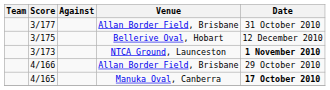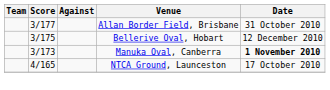(168, 52) NTCA Ground, Launceston -> (168, 52) Manuka Oval, Canberra
- row: (43, 65)
(168, 79) Manuka Oval, Canberra -> (168, 65) NTCA Ground, Launceston
(283, 79) bold -> (283, 65) normal
